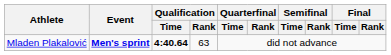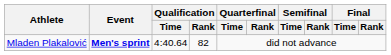(171, 43) bold -> (171, 43) normal
(204, 43) 63 -> (203, 43) 82
